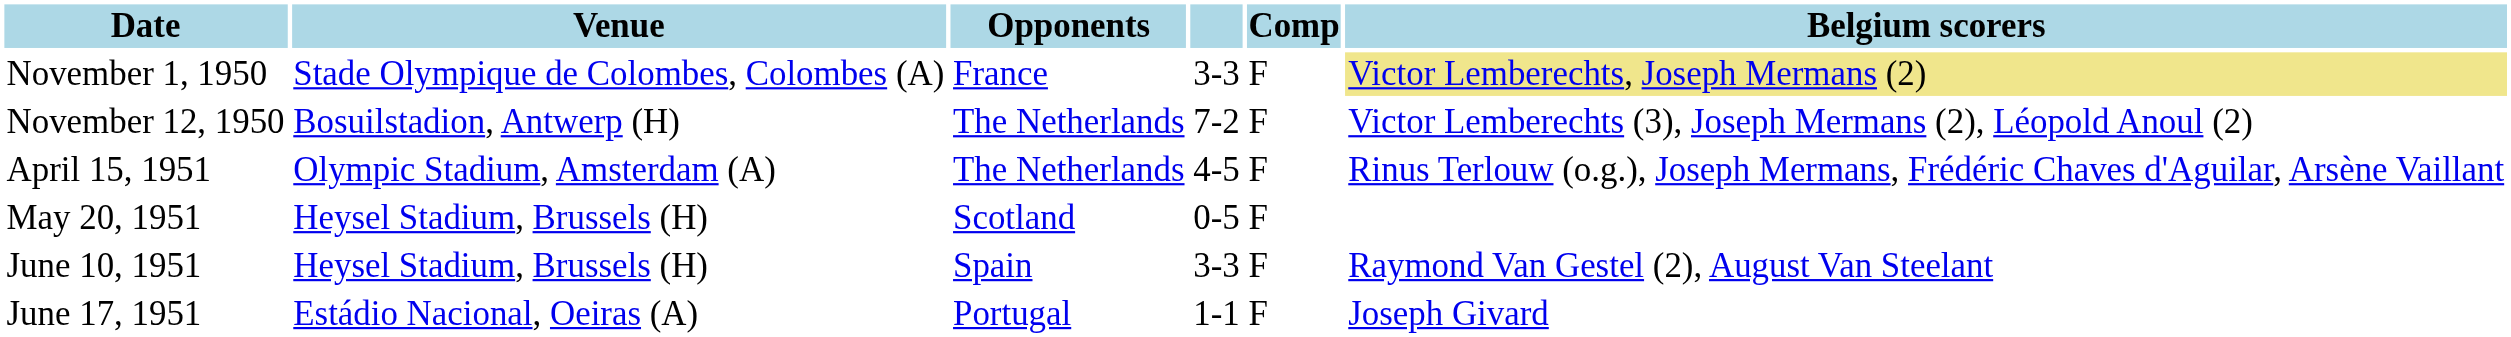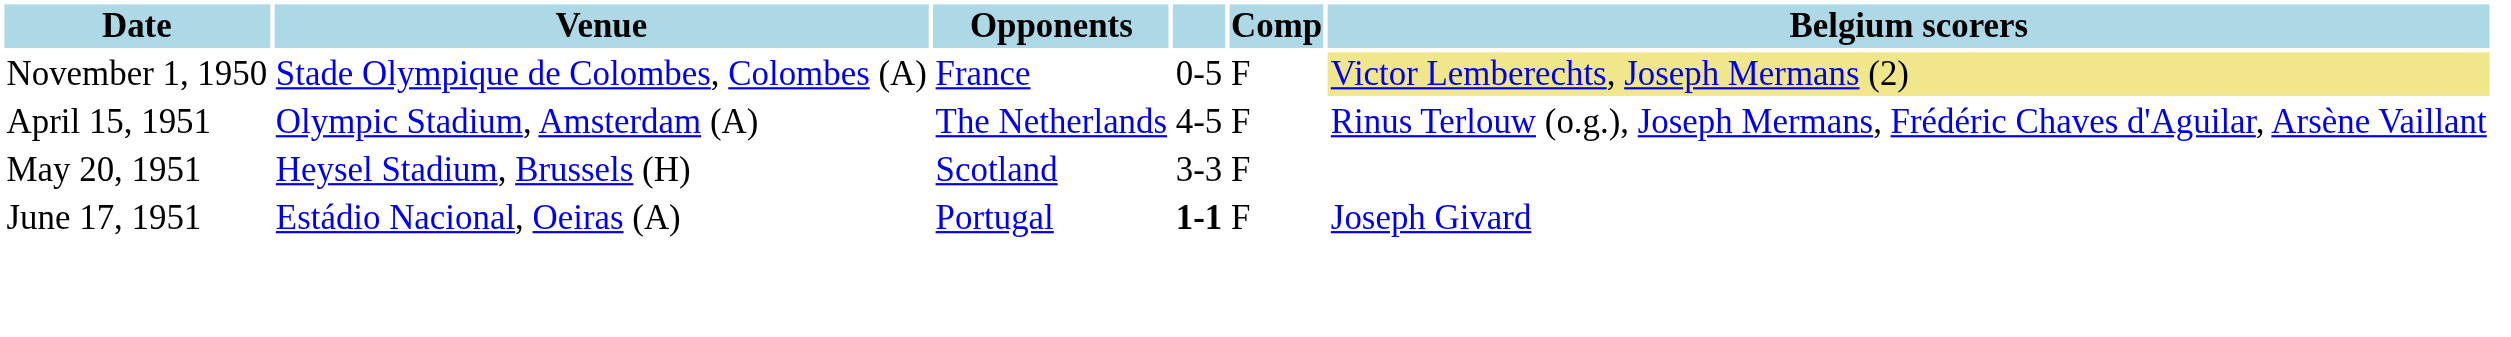(1216, 73) 3-3 -> (1199, 73) 0-5
- row: (146, 121)
(1216, 217) 0-5 -> (1199, 169) 3-3
- row: (104, 265)
(1216, 313) normal -> (1199, 217) bold
